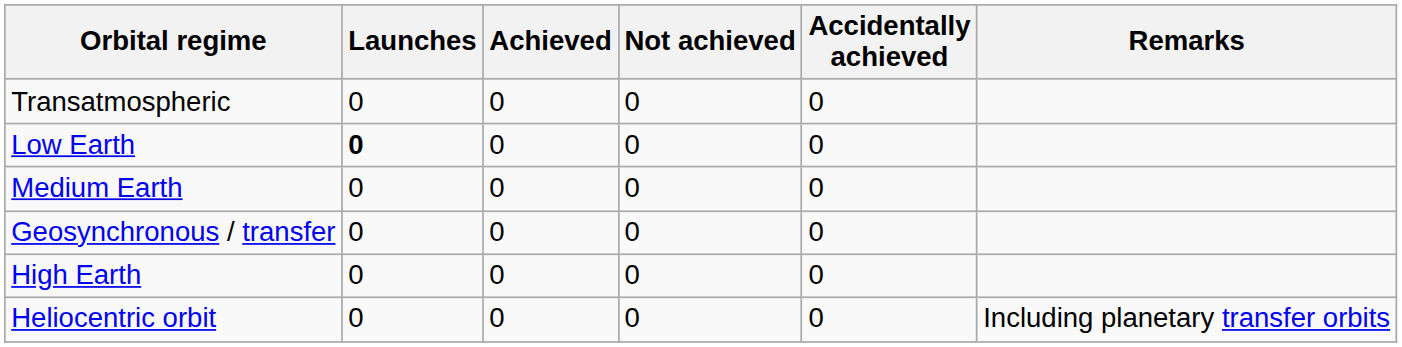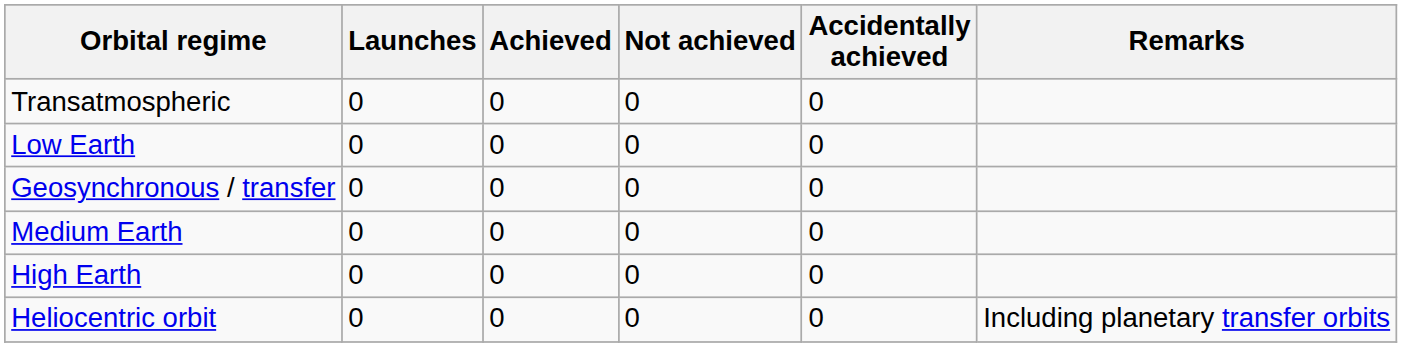(356, 144) bold -> (356, 144) normal
rows swapped: (173, 231) <-> (97, 188)
